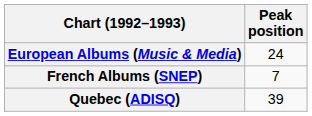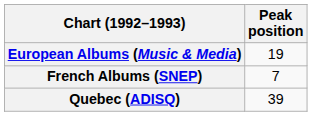(276, 54) 24 -> (276, 54) 19
